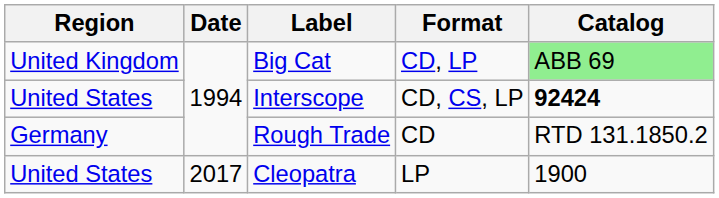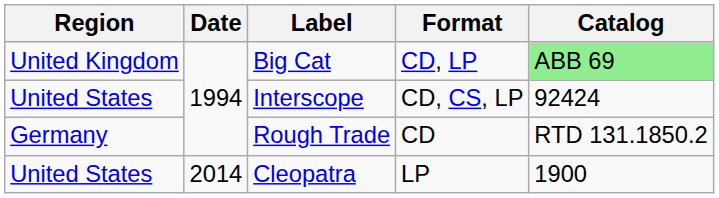(567, 98) bold -> (567, 98) normal
(216, 173) 2017 -> (216, 173) 2014
